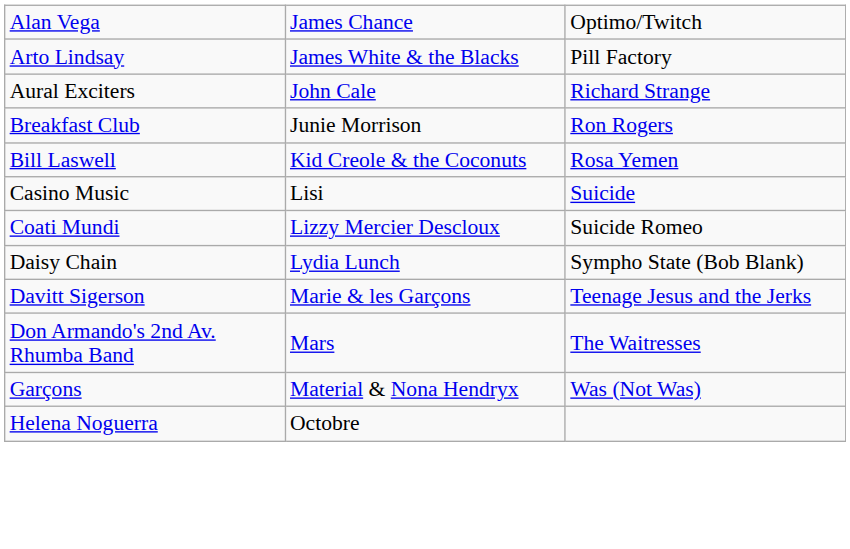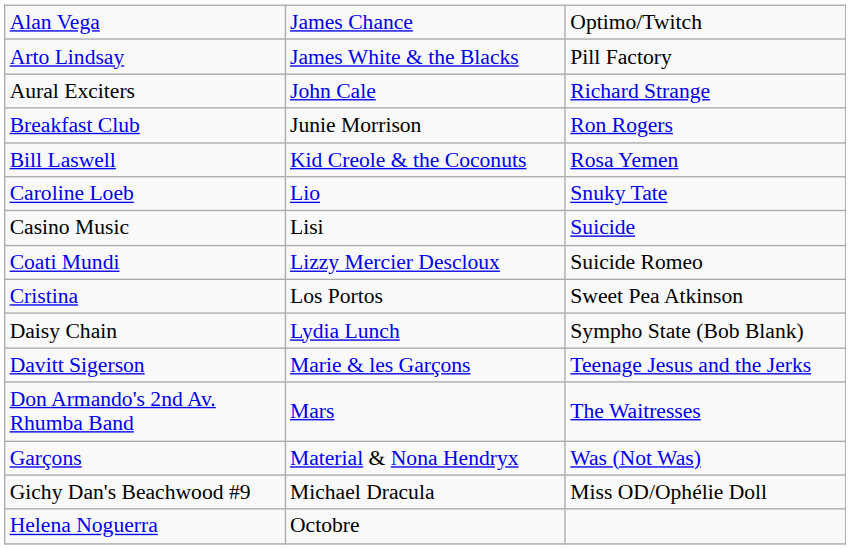+ row: (72, 193)
+ row: (44, 296)
+ row: (130, 491)
